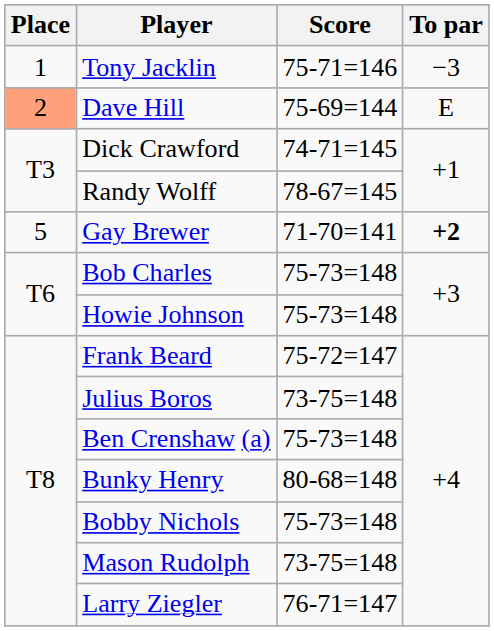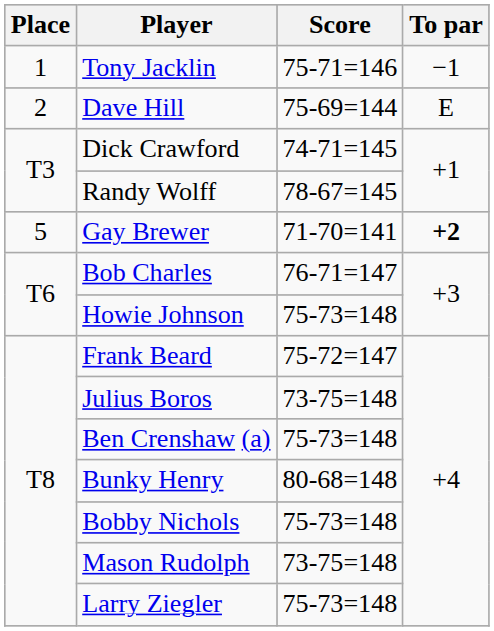(446, 66) −3 -> (446, 66) −1
(40, 107) lightsalmon background -> (40, 107) no background
(340, 273) 75-73=148 -> (340, 273) 76-71=147
(340, 604) 76-71=147 -> (340, 604) 75-73=148
